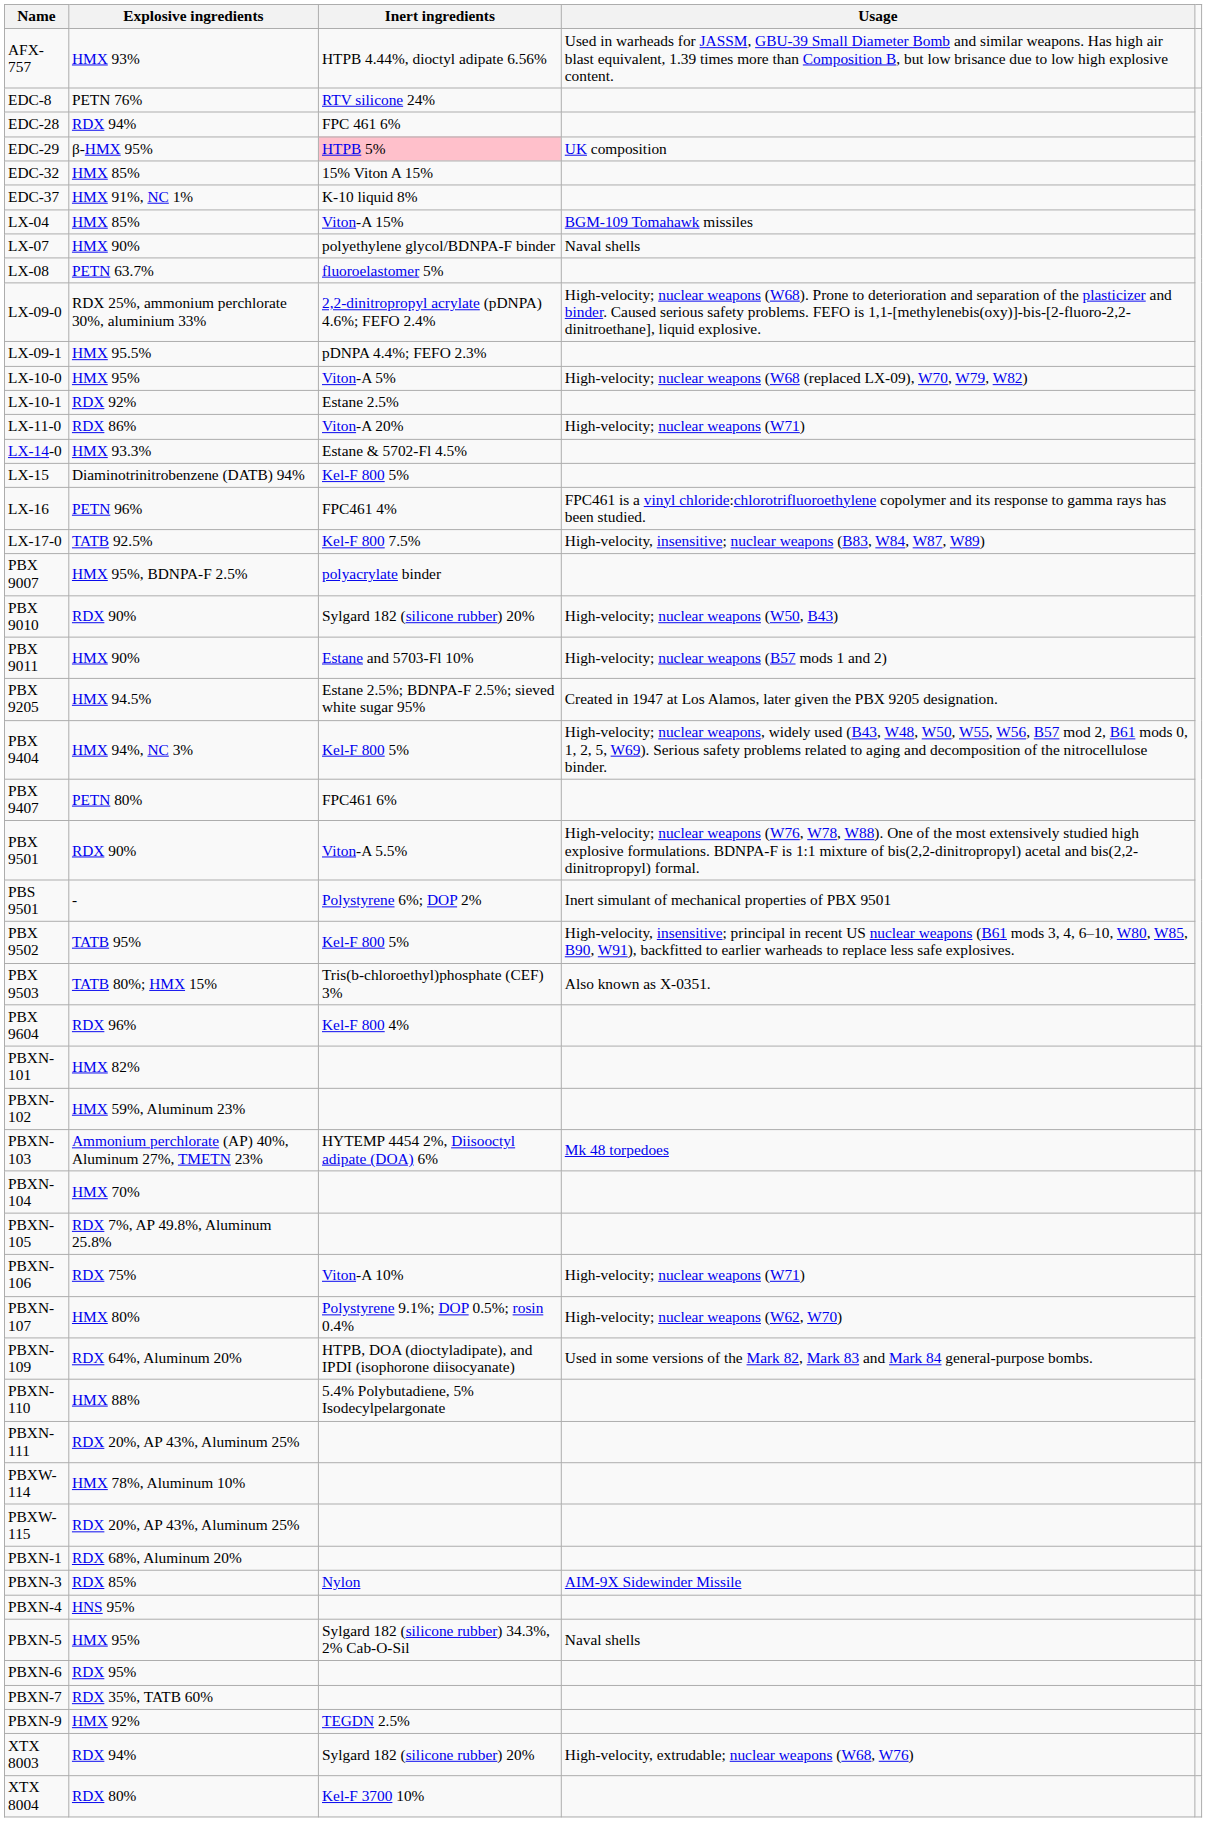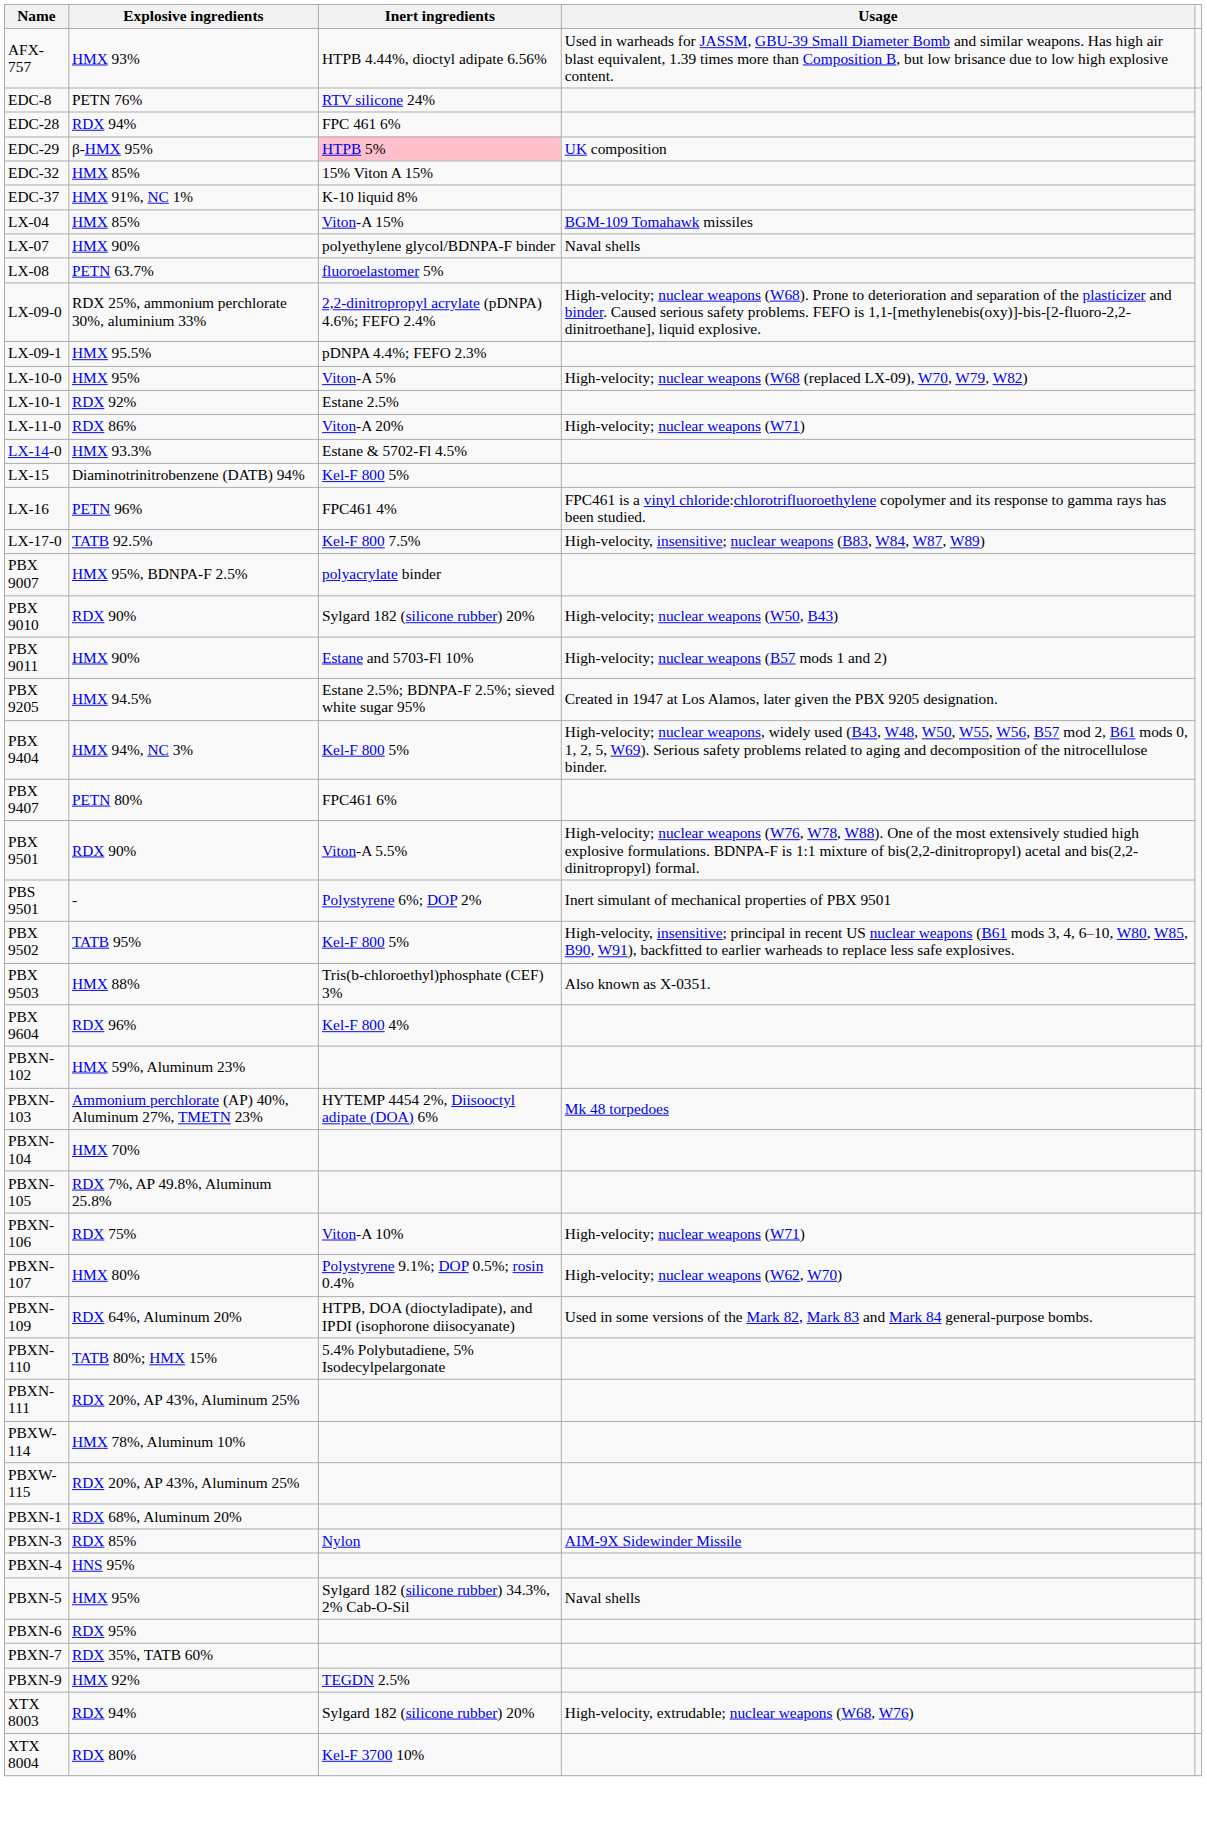(144, 983) TATB 80%; HMX 15% -> (106, 983) HMX 88%
- row: (31, 1067)
(106, 1400) HMX 88% -> (144, 1358) TATB 80%; HMX 15%
